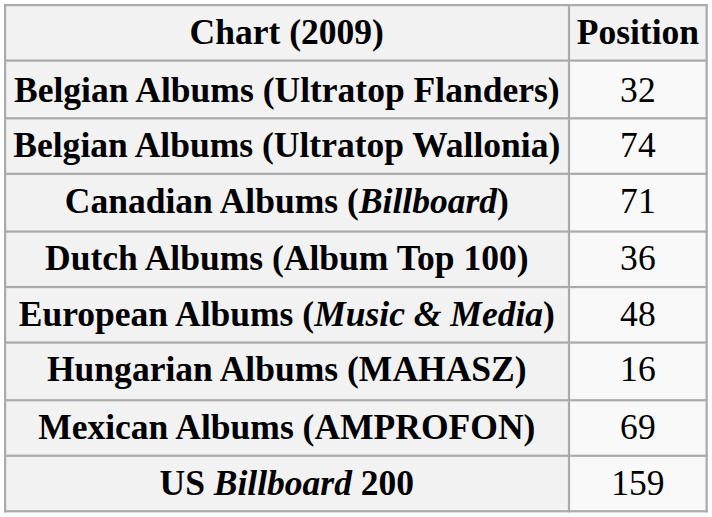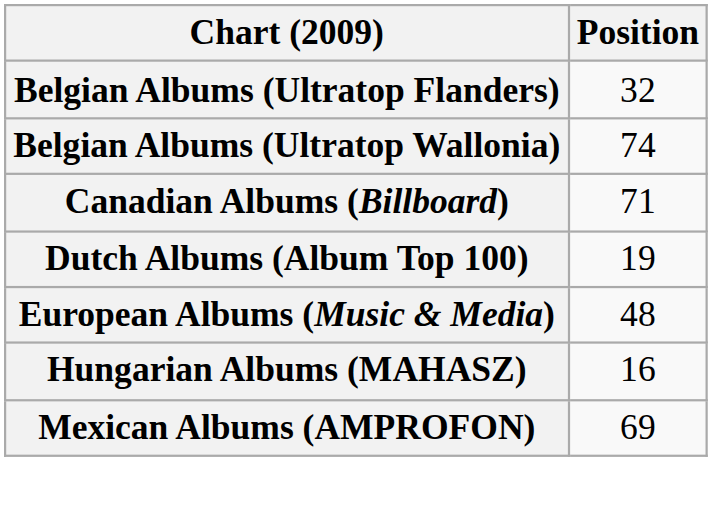(638, 257) 36 -> (638, 257) 19
- row: (287, 483)
